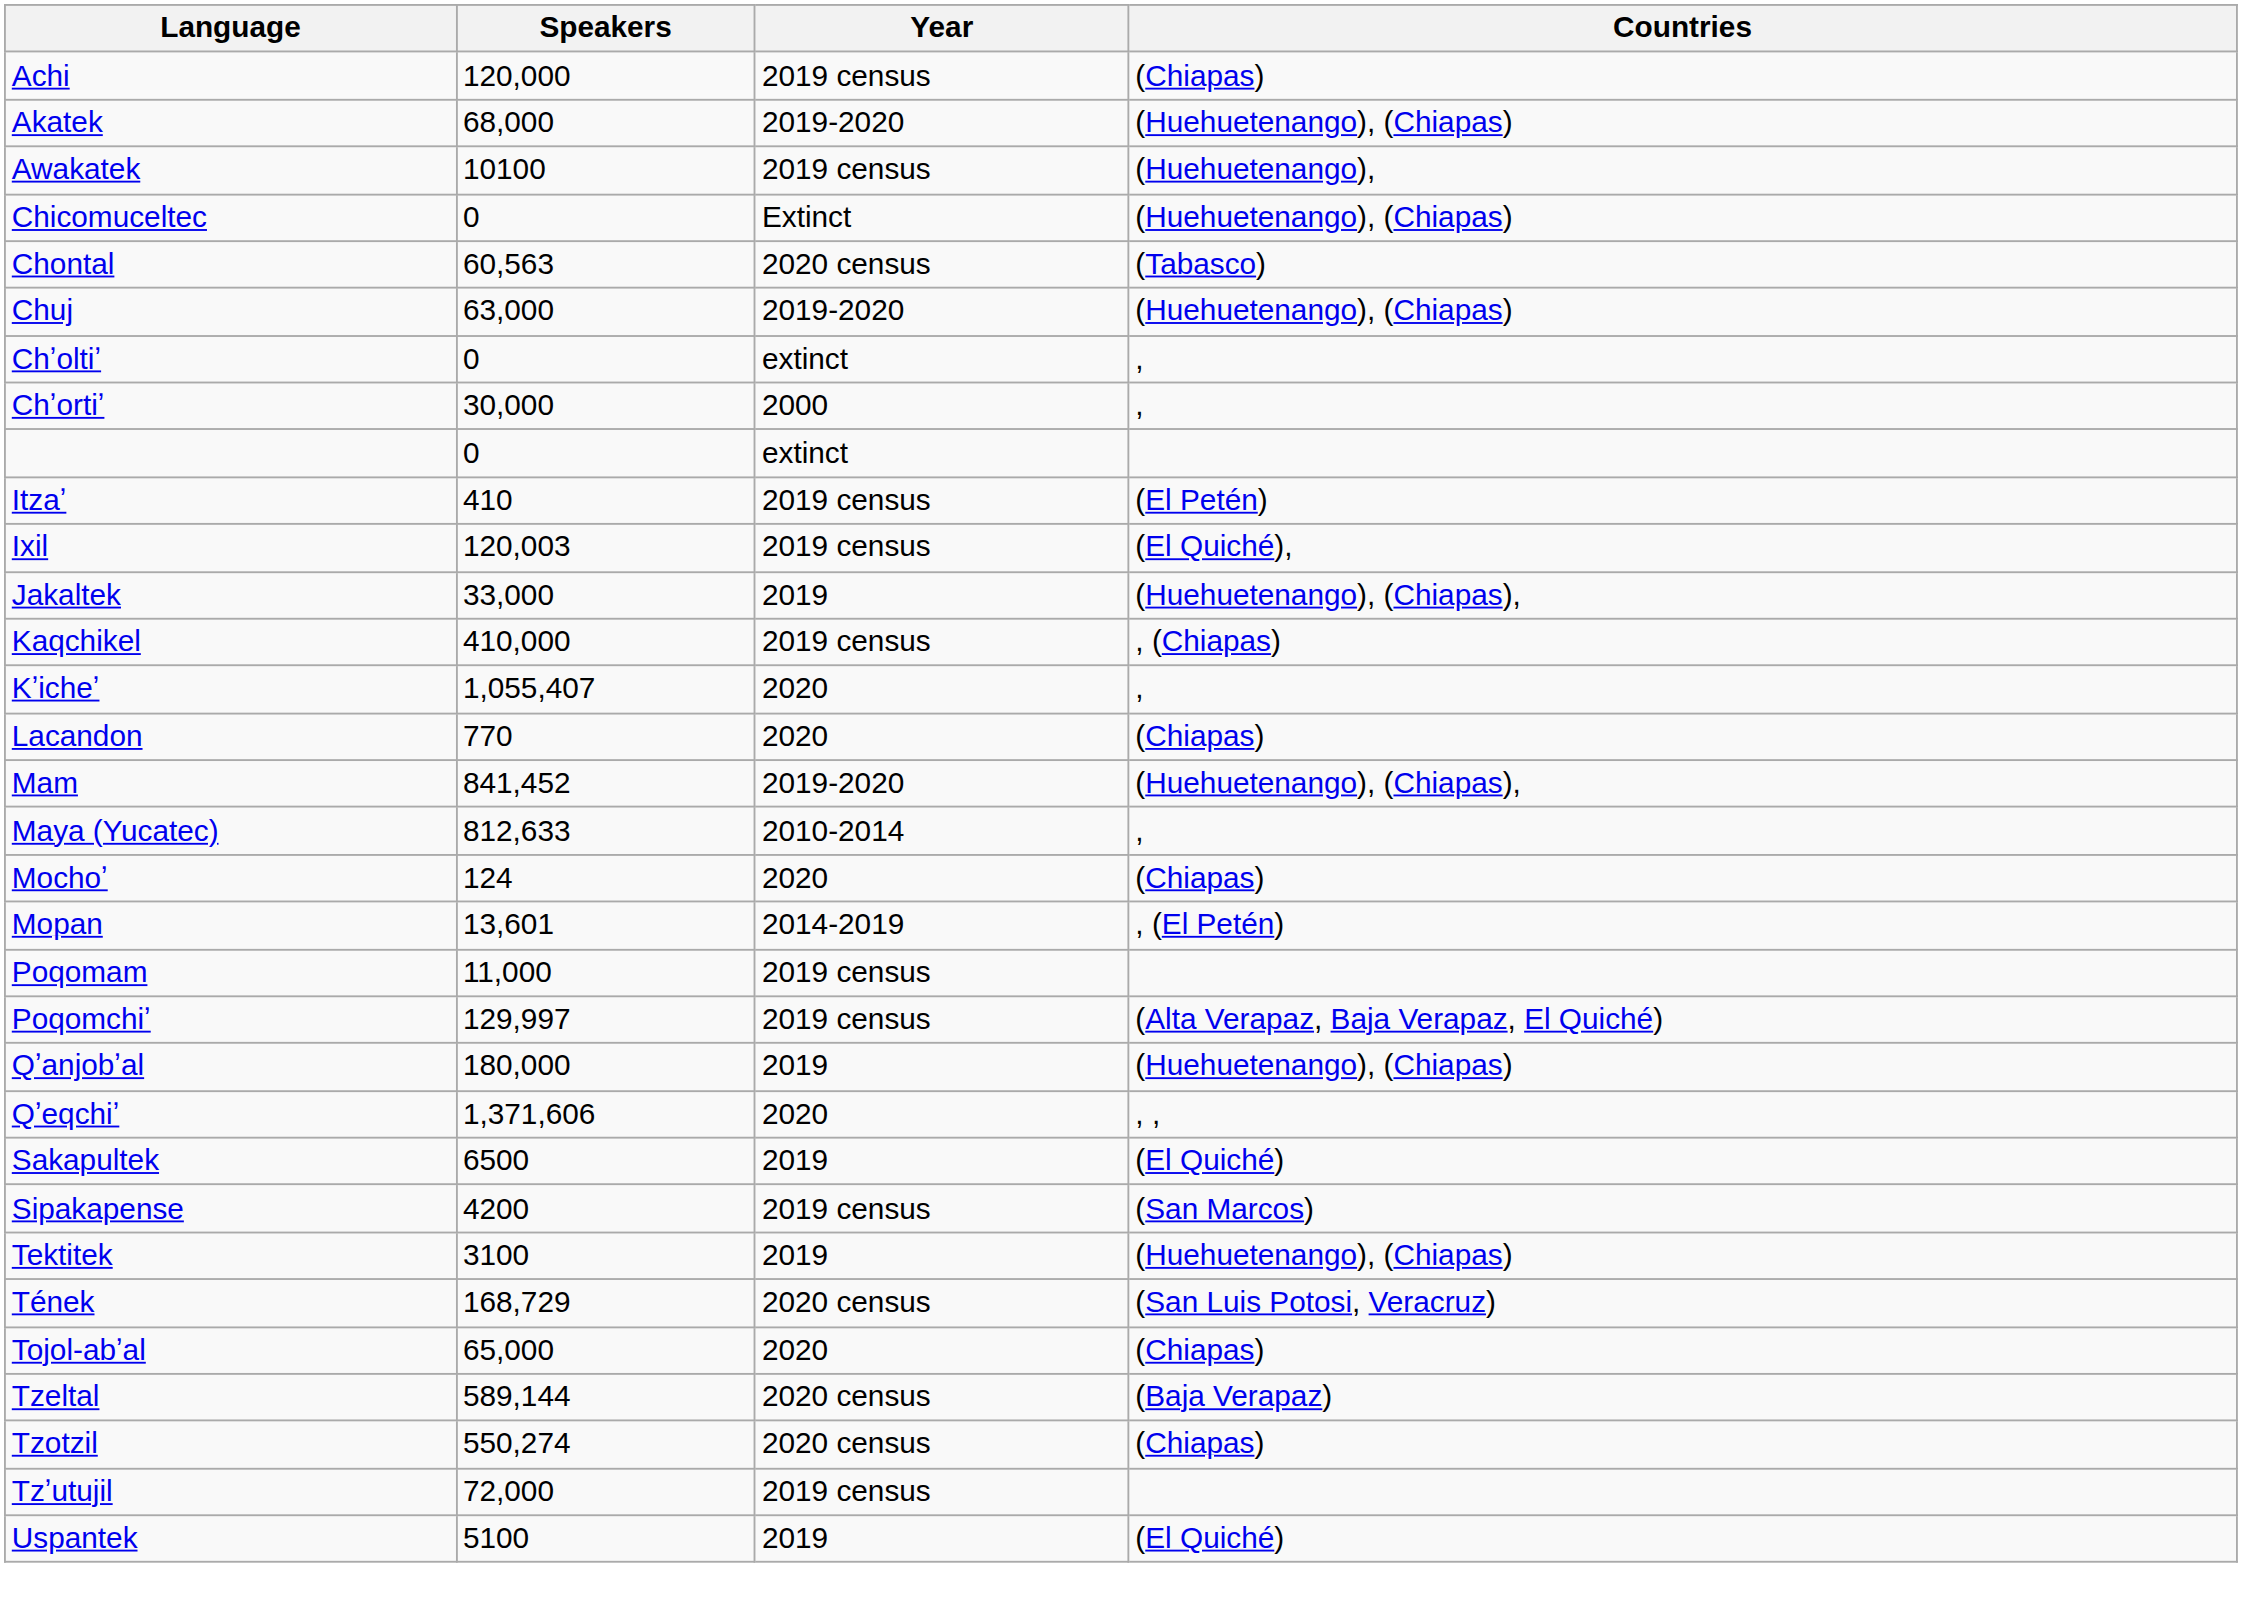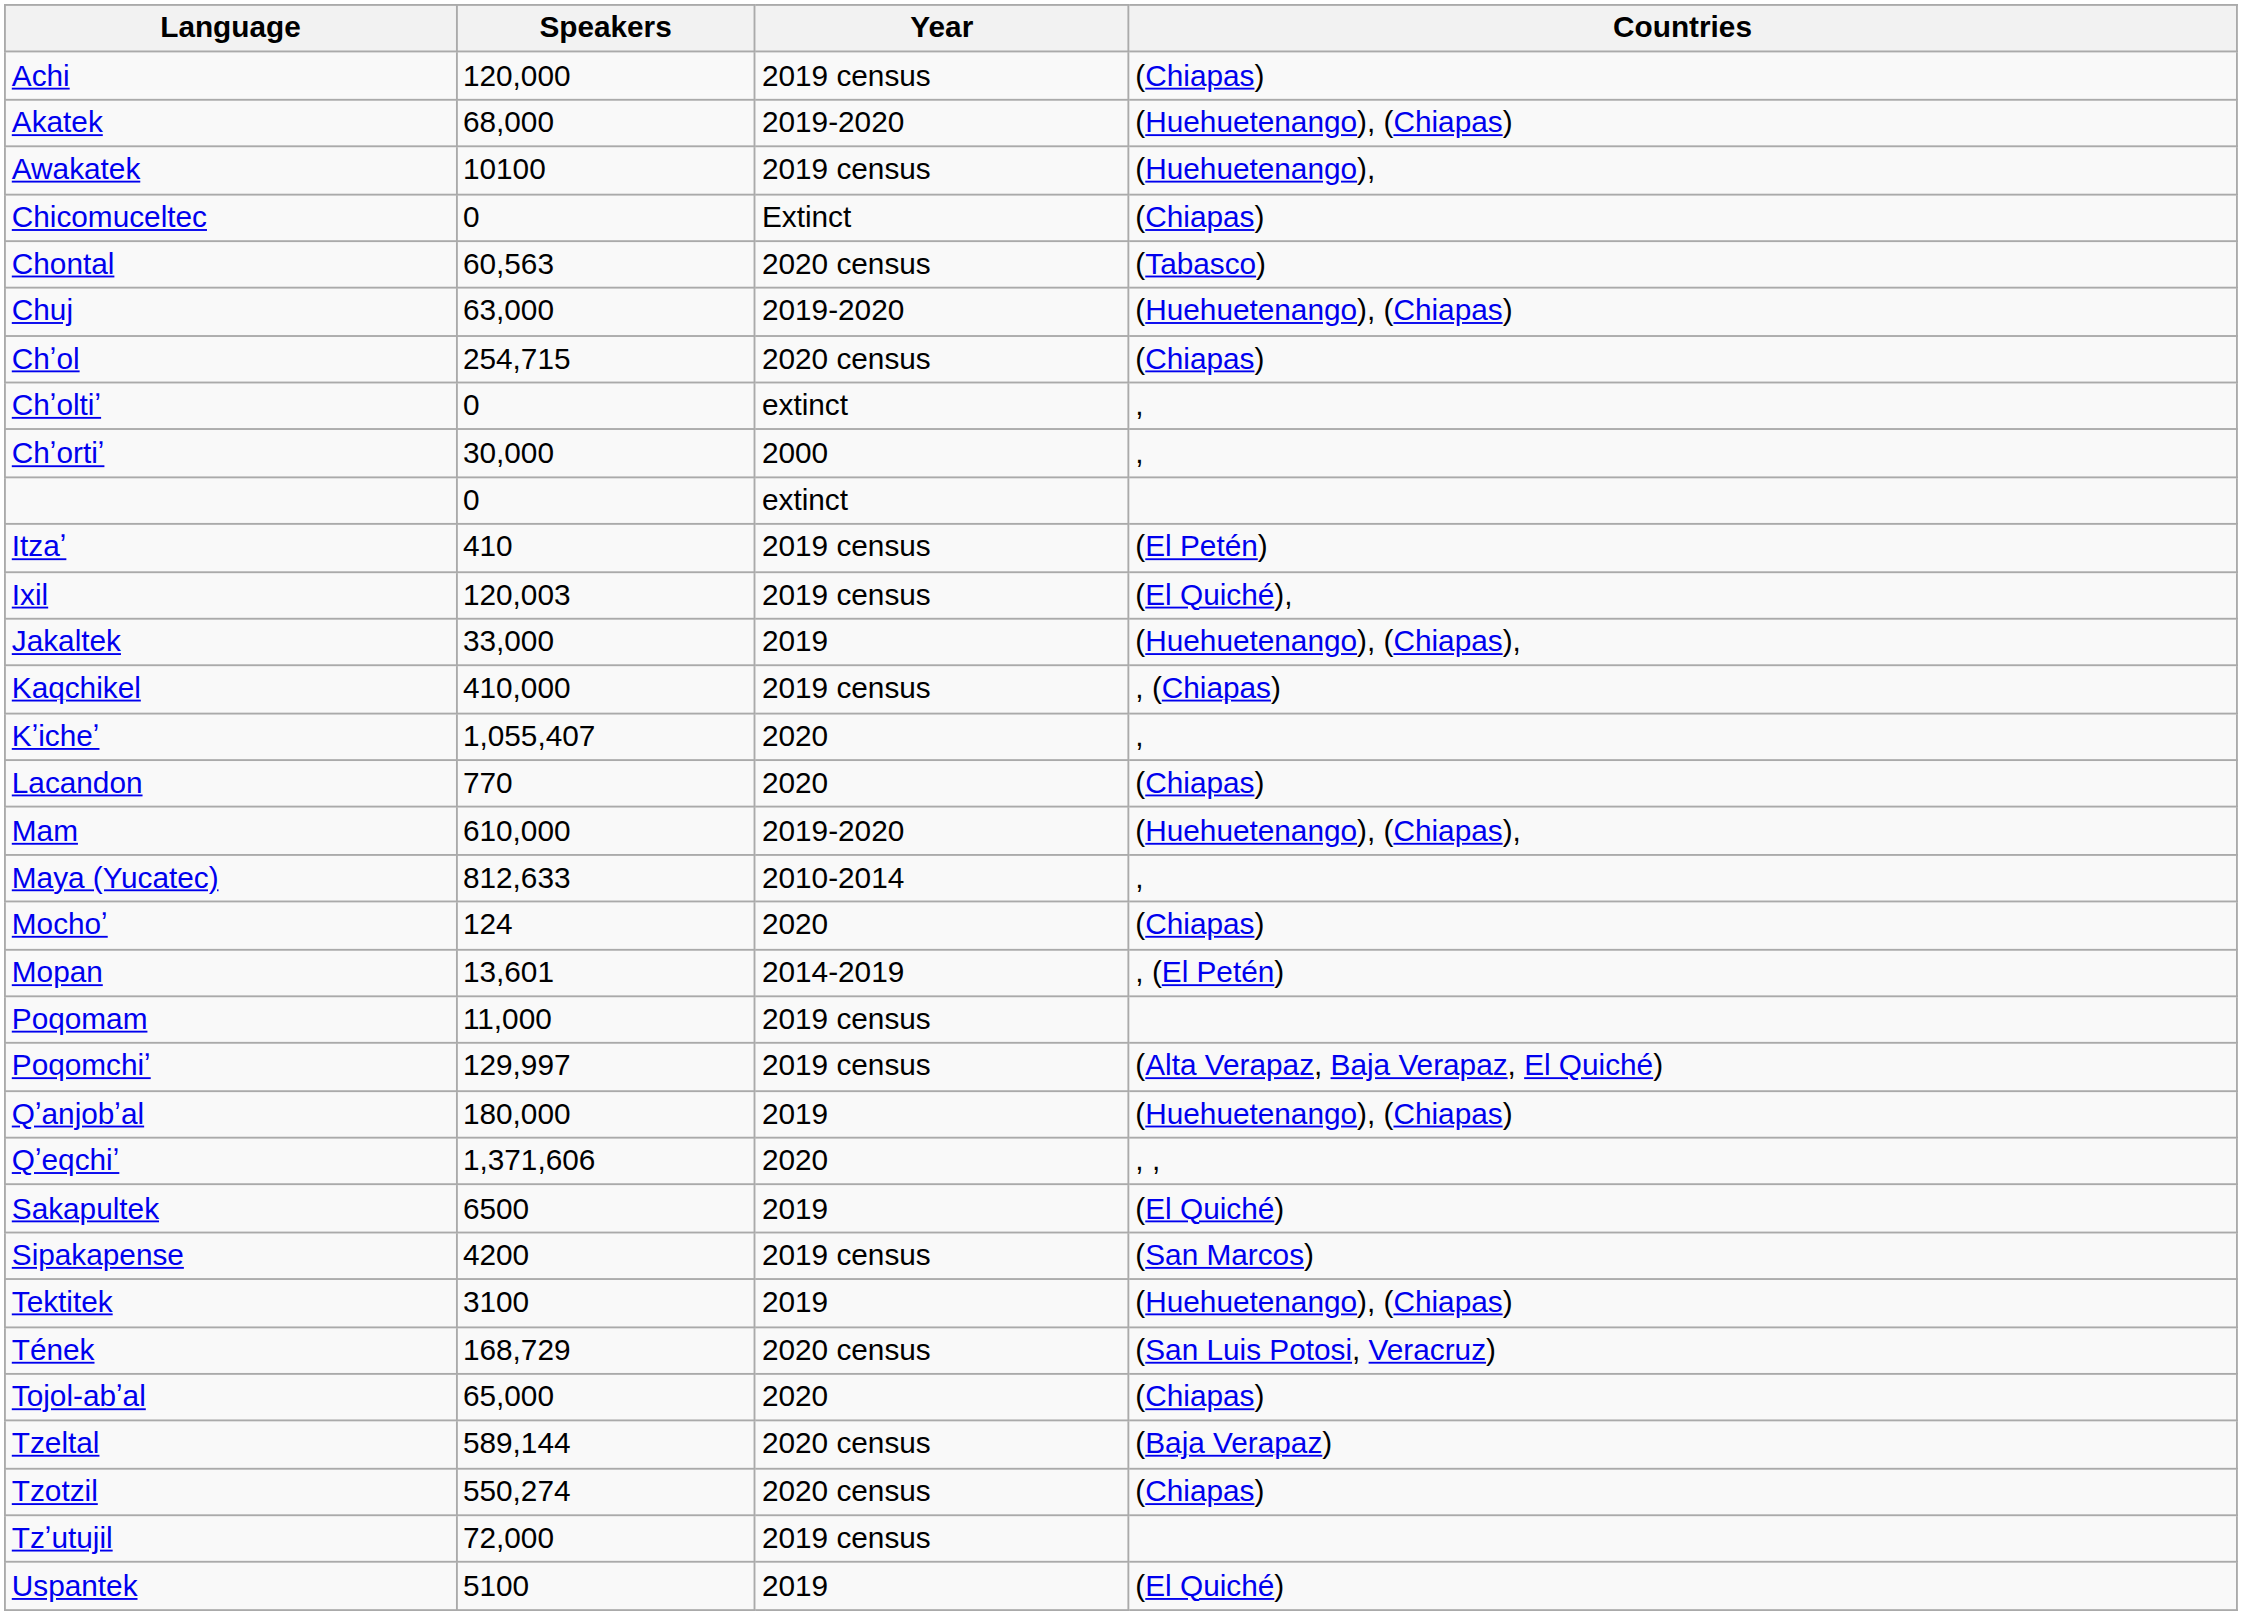(1324, 216) (Huehuetenango), (Chiapas) -> (1200, 216) (Chiapas)
+ row: (46, 358)
(517, 783) 841,452 -> (517, 830) 610,000
